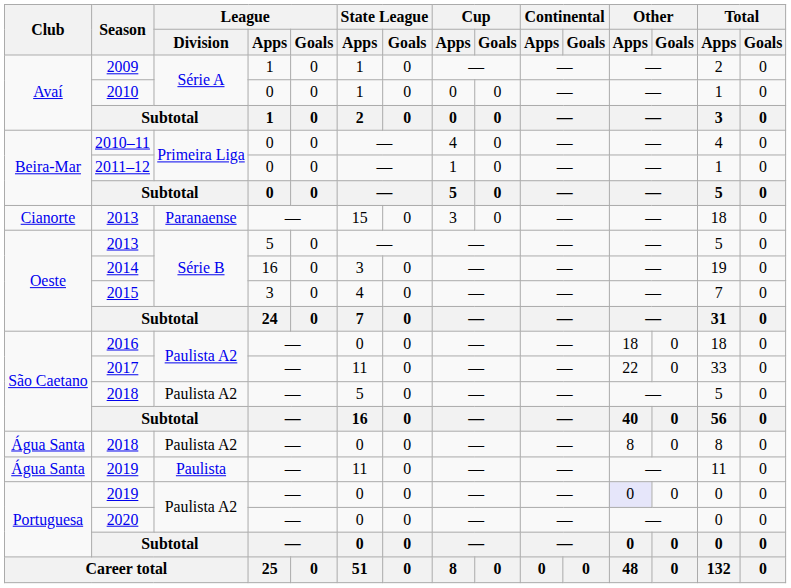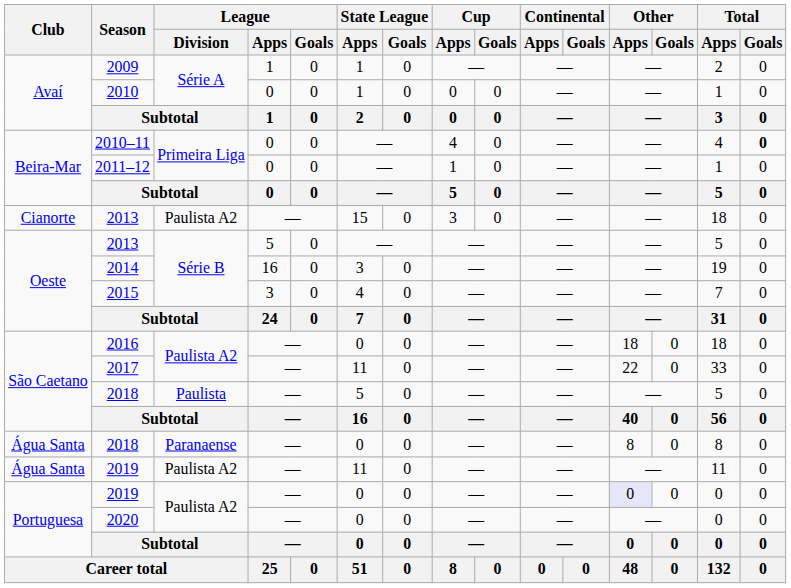(763, 142) normal -> (763, 142) bold
(201, 218) Paranaense -> (201, 218) Paulista A2
(201, 393) Paulista A2 -> (201, 393) Paulista
(201, 444) Paulista A2 -> (201, 444) Paranaense
(201, 469) Paulista -> (201, 469) Paulista A2
